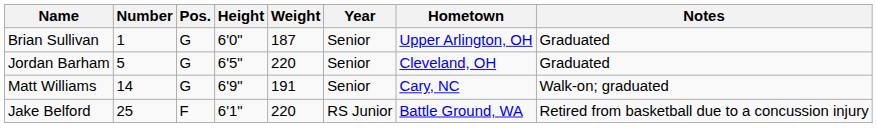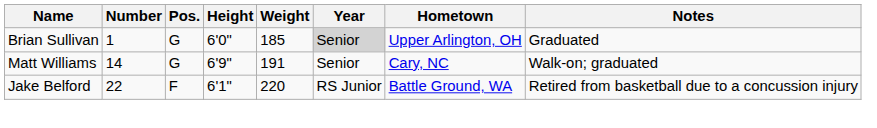(283, 39) 187 -> (273, 39) 185
(349, 39) no background -> (338, 39) lightgrey background
- row: (59, 63)
(125, 110) 25 -> (114, 87) 22
